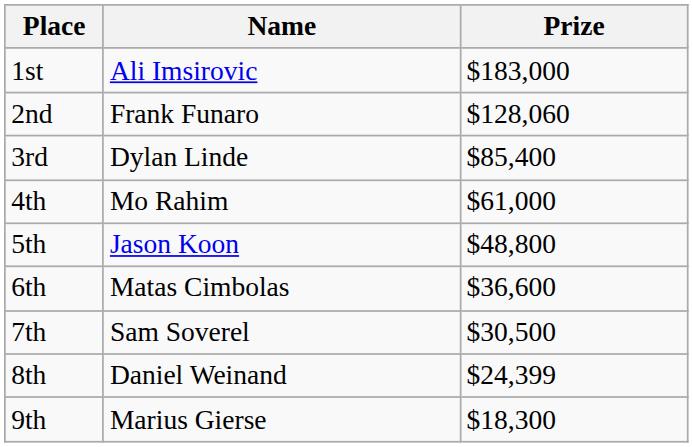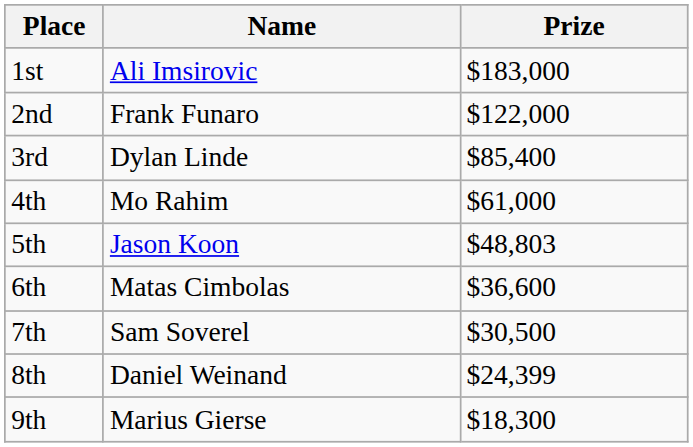(518, 113) $128,060 -> (518, 113) $122,000
(511, 244) $48,800 -> (511, 244) $48,803
